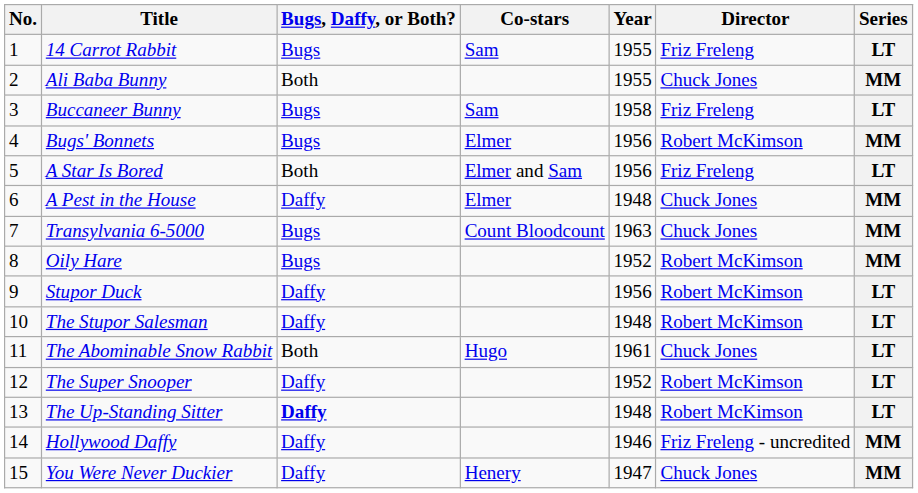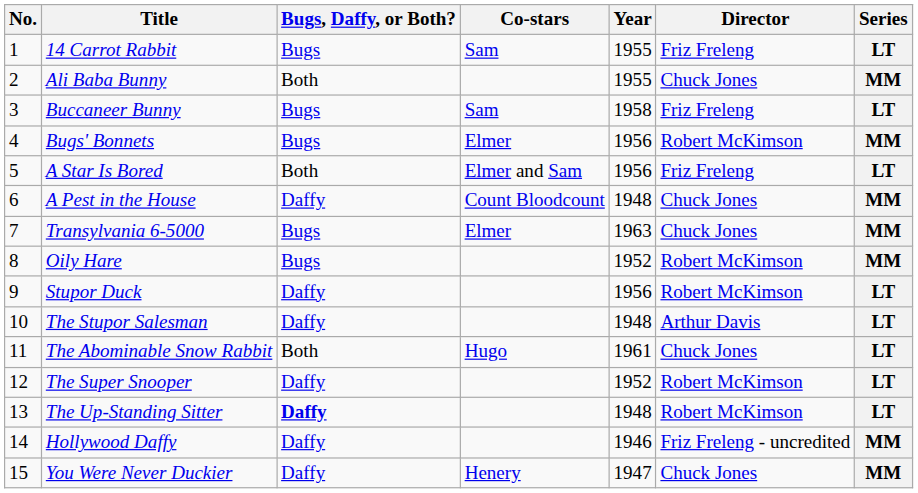(488, 200) Elmer -> (535, 200) Count Bloodcount
(535, 230) Count Bloodcount -> (488, 230) Elmer
(732, 321) Robert McKimson -> (710, 321) Arthur Davis
